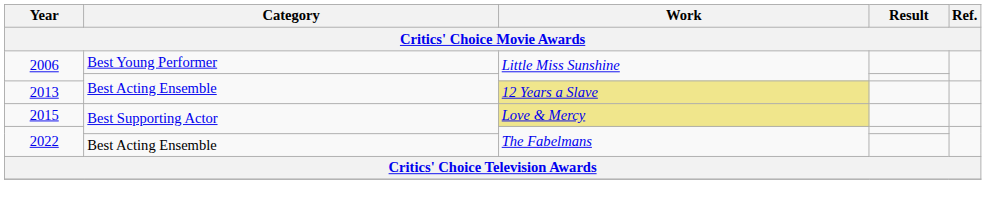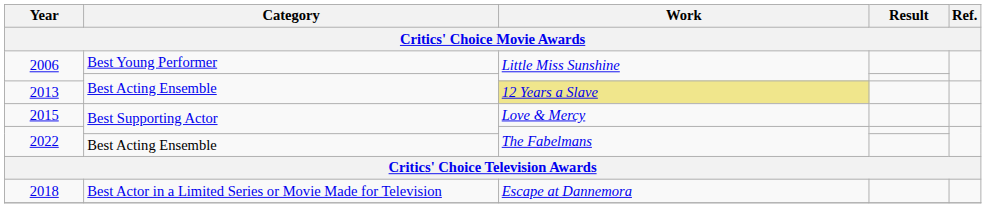(543, 115) khaki background -> (543, 115) no background
+ row: (44, 191)
